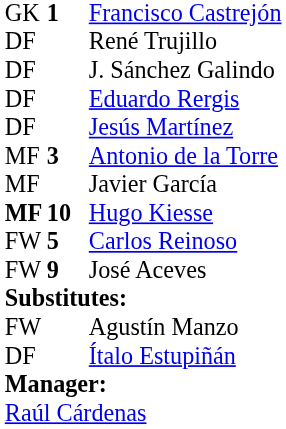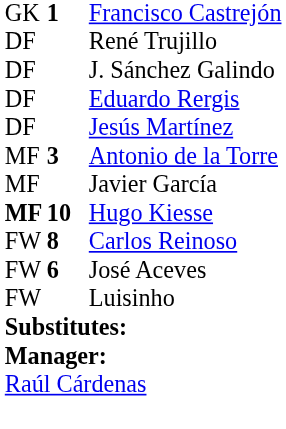(53, 241) 5 -> (53, 241) 8
(53, 269) 9 -> (53, 269) 6
+ row: (132, 298)
- row: (164, 327)
- row: (162, 355)
